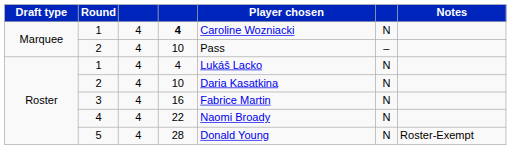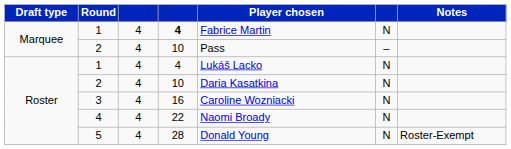(247, 30) Caroline Wozniacki -> (235, 30) Fabrice Martin
(235, 100) Fabrice Martin -> (247, 100) Caroline Wozniacki
